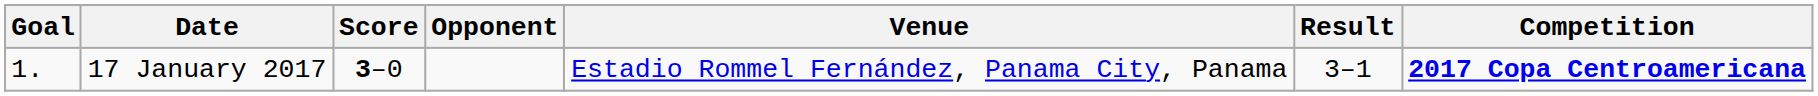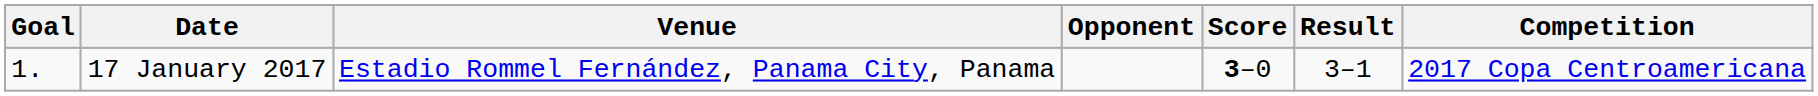columns swapped: (929, 27) <-> (379, 27)
(1607, 70) bold -> (1607, 70) normal
